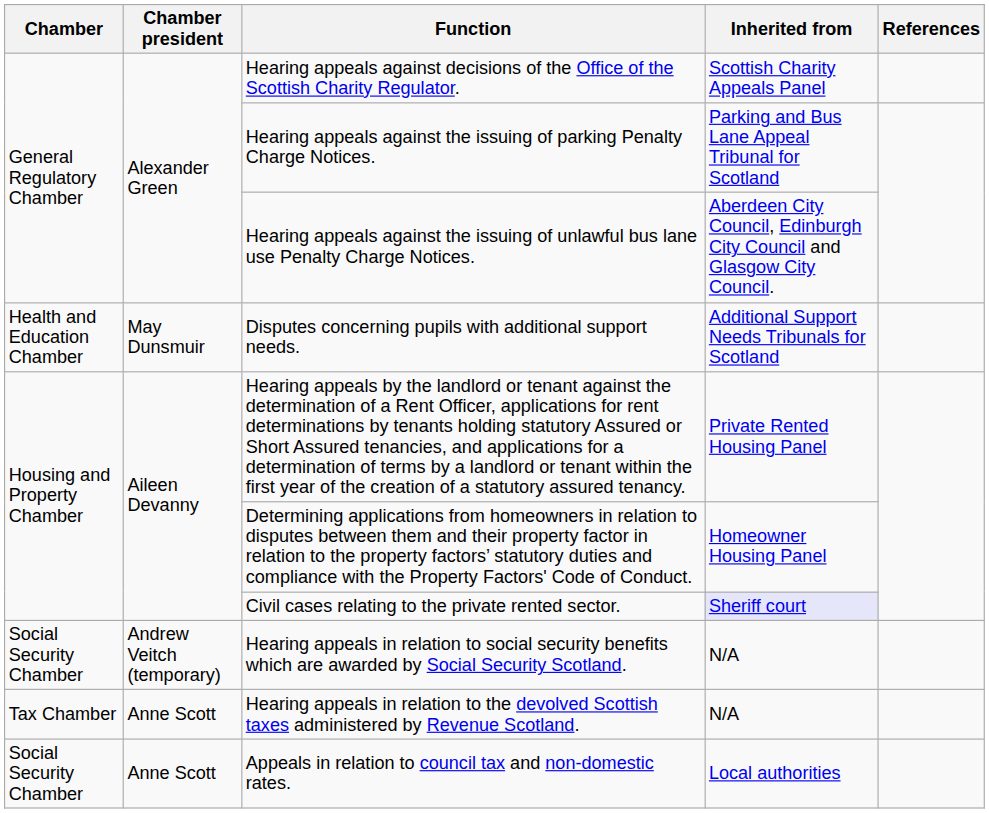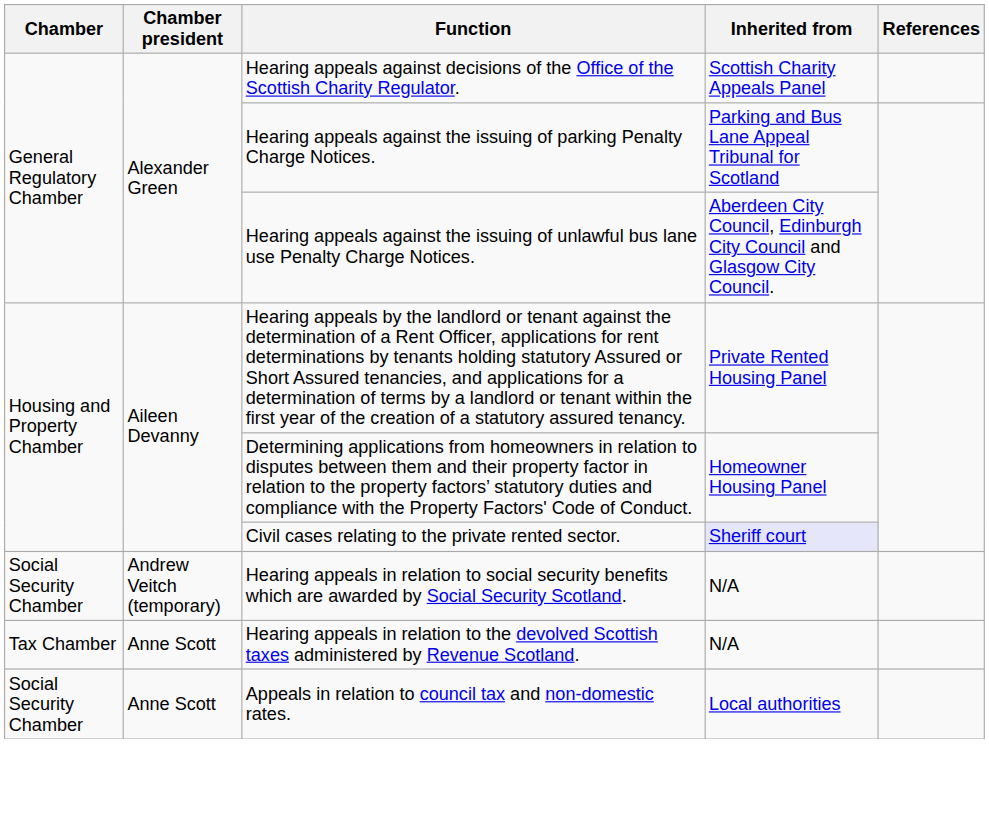- row: (446, 336)
